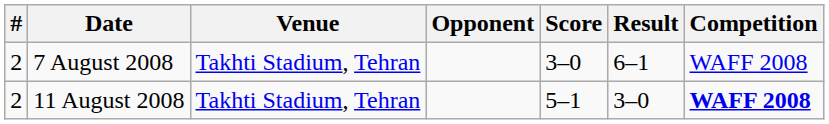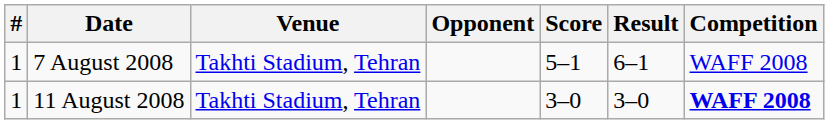(16, 61) 2 -> (16, 61) 1
(563, 61) 3–0 -> (563, 61) 5–1
(16, 99) 2 -> (16, 99) 1
(563, 99) 5–1 -> (563, 99) 3–0
